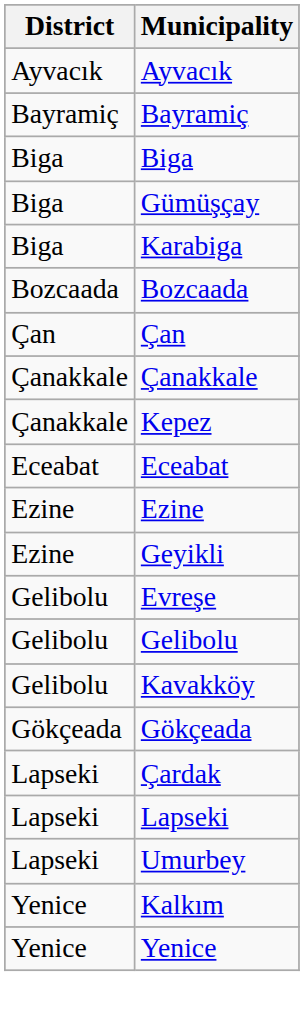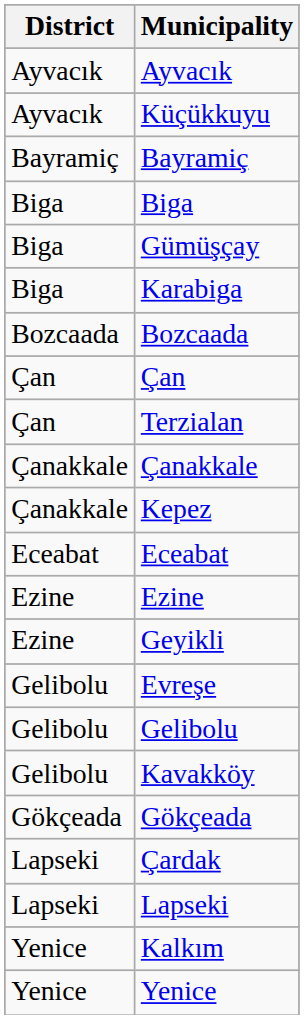+ row: (205, 114)
+ row: (192, 421)
- row: (193, 860)
